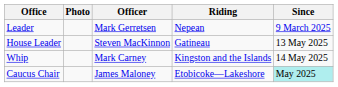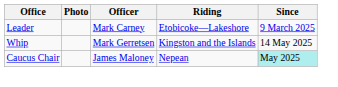(125, 27) Mark Gerretsen -> (119, 27) Mark Carney
(189, 27) Nepean -> (204, 27) Etobicoke—Lakeshore
- row: (34, 43)
(120, 58) Mark Carney -> (124, 43) Mark Gerretsen
(220, 74) Etobicoke—Lakeshore -> (174, 58) Nepean
